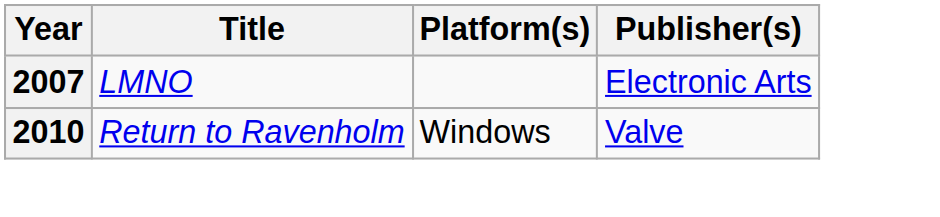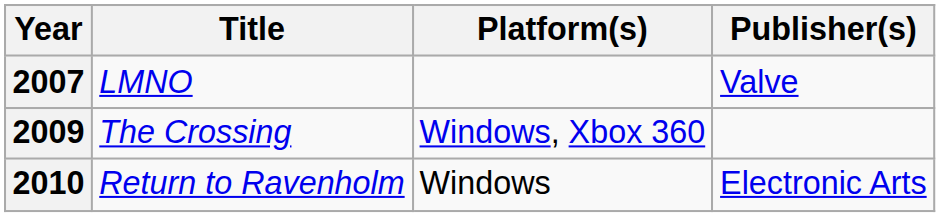(708, 81) Electronic Arts -> (759, 81) Valve
+ row: (48, 132)
(644, 132) Valve -> (823, 183) Electronic Arts
